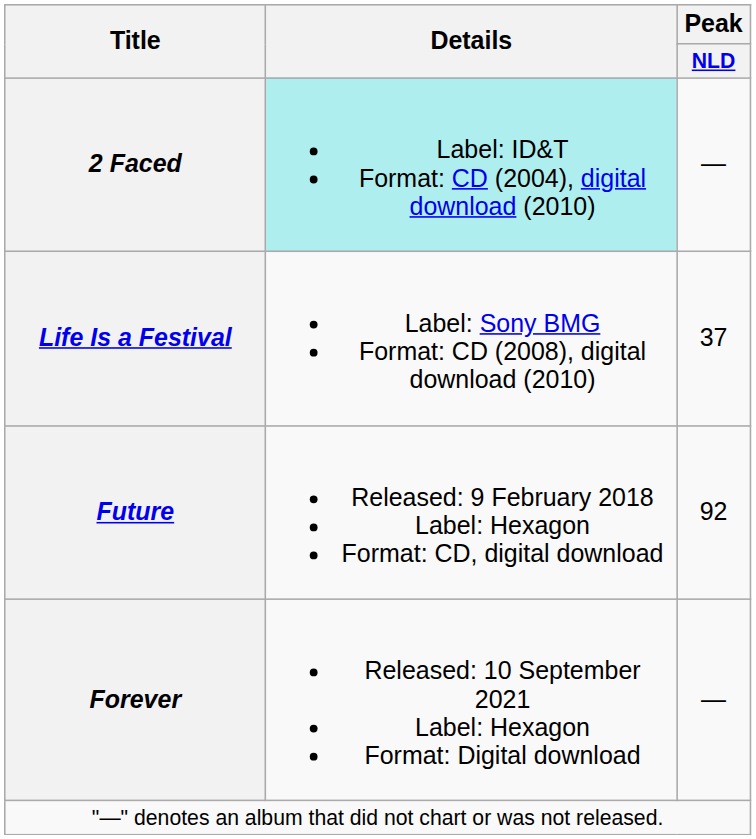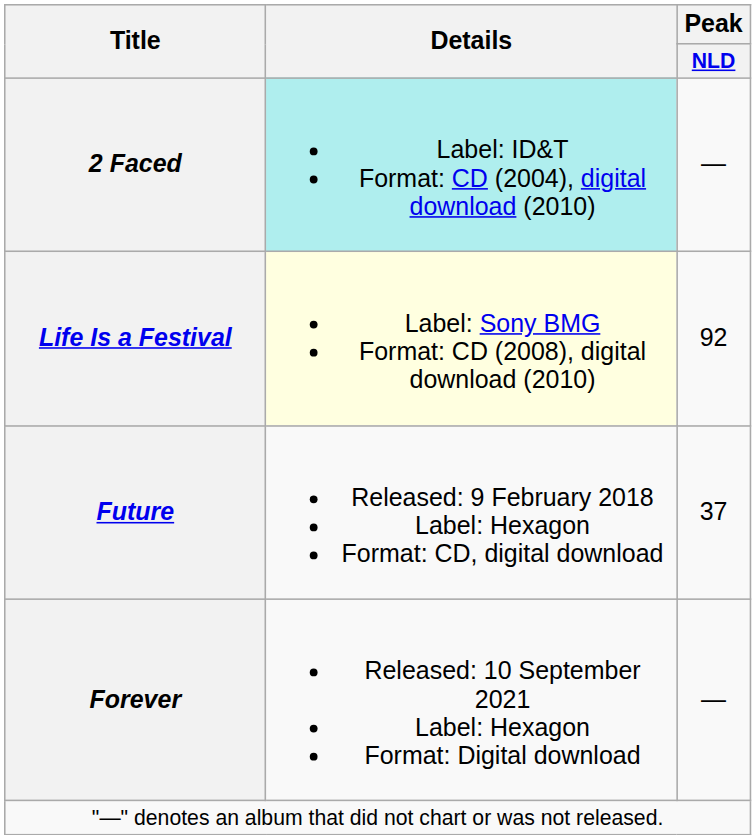(471, 352) no background -> (471, 352) lightyellow background
(714, 338) 37 -> (714, 338) 92
(714, 511) 92 -> (714, 511) 37
